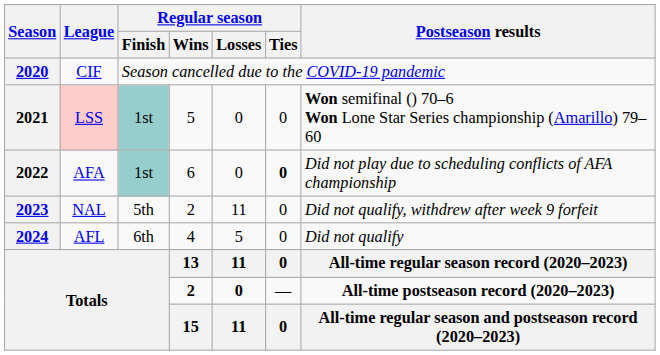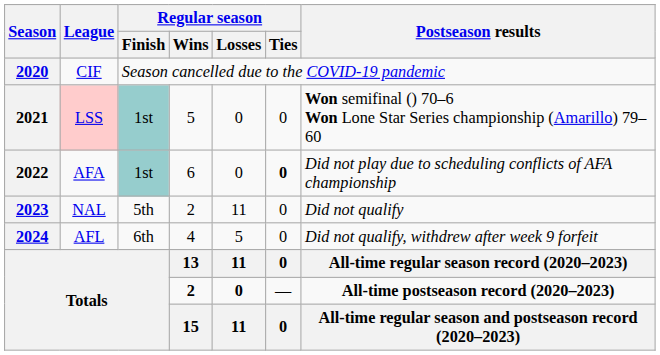(451, 209) Did not qualify, withdrew after week 9 forfeit -> (354, 209) Did not qualify
(354, 236) Did not qualify -> (451, 236) Did not qualify, withdrew after week 9 forfeit
